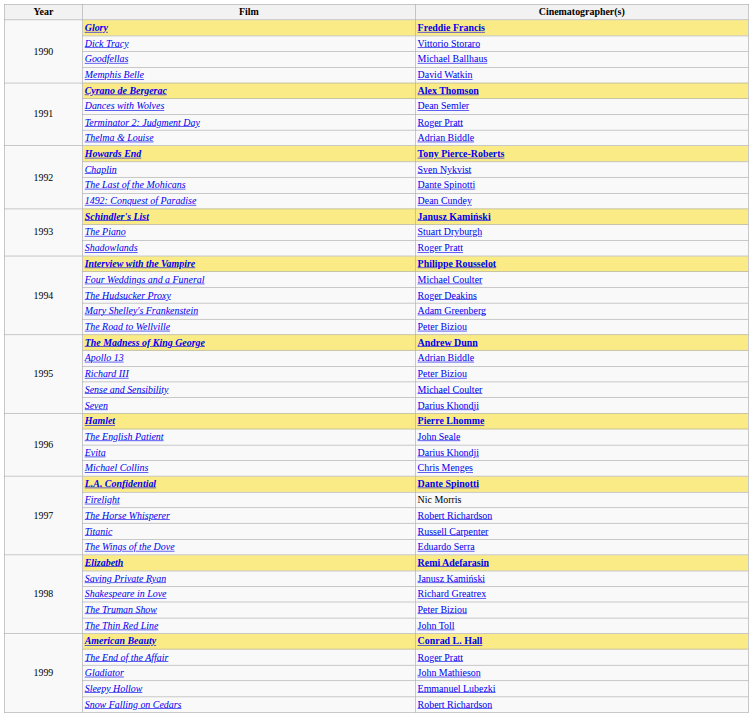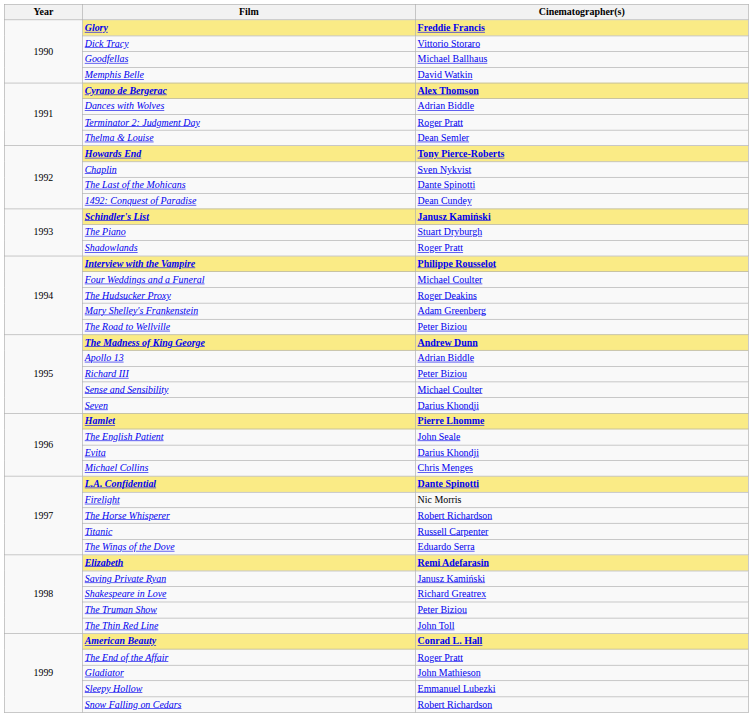(443, 106) Dean Semler -> (446, 106) Adrian Biddle
(446, 138) Adrian Biddle -> (443, 138) Dean Semler
